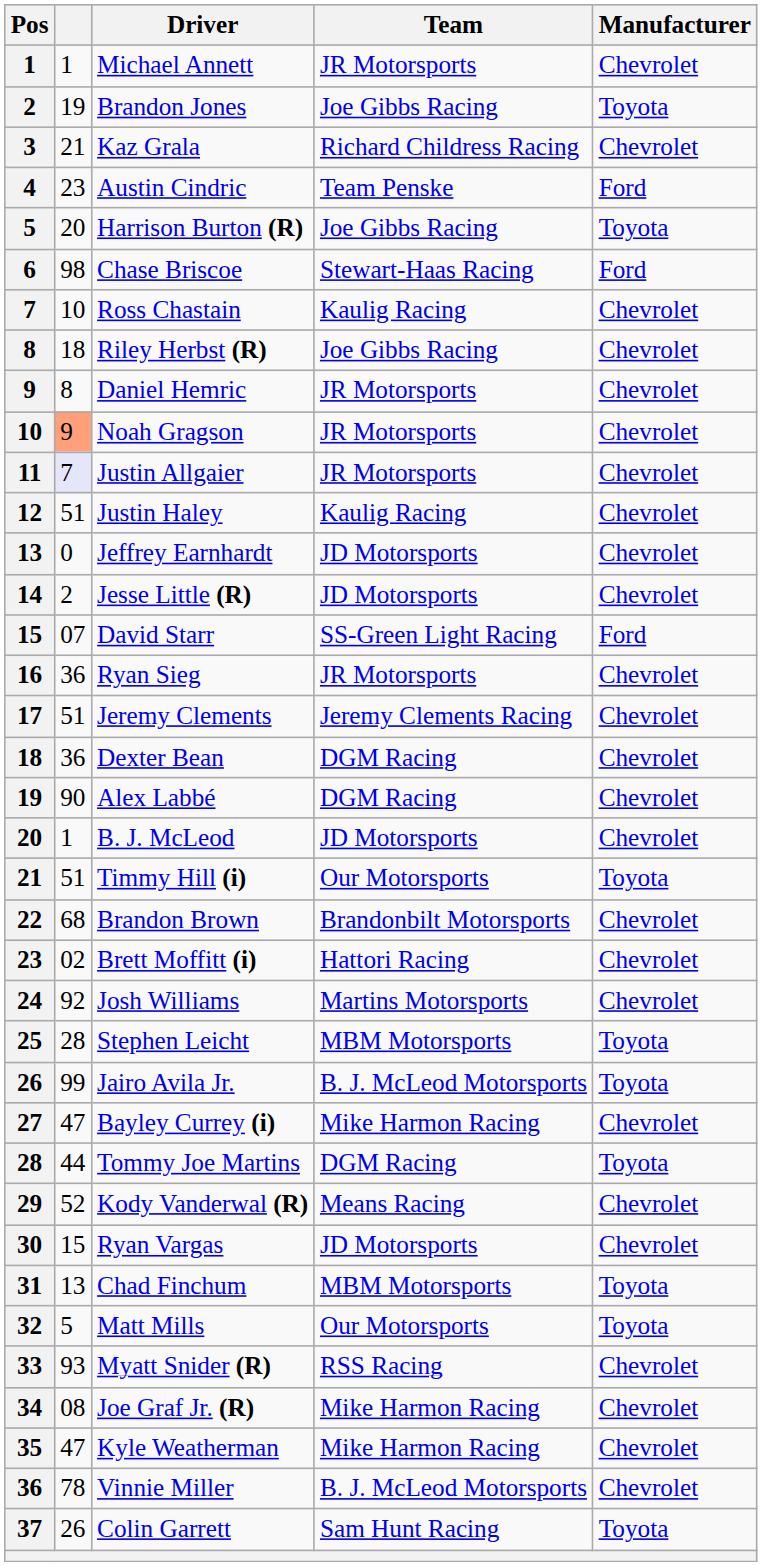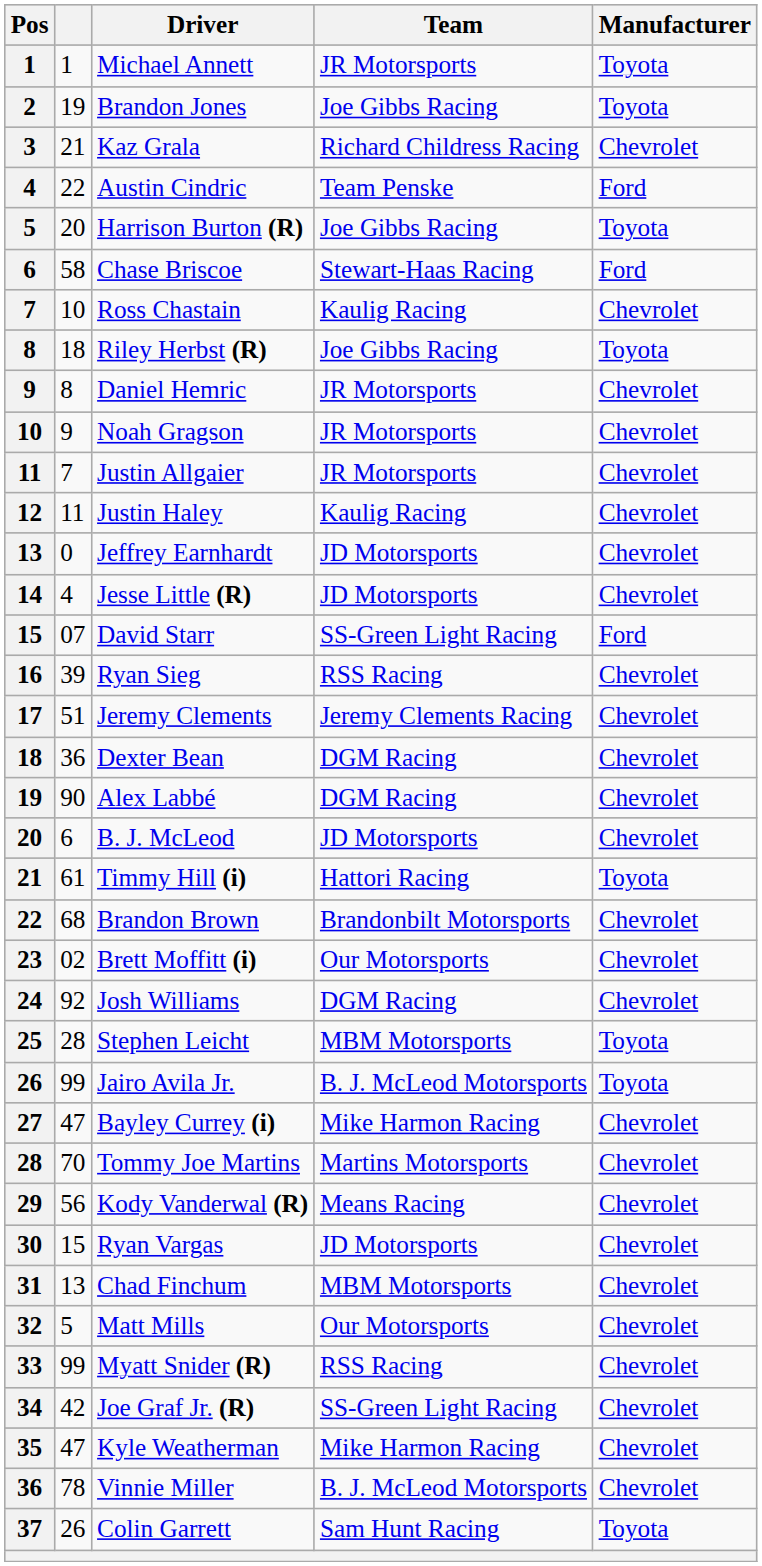(648, 65) Chevrolet -> (633, 65) Toyota
(73, 187) 23 -> (73, 187) 22
(73, 268) 98 -> (73, 268) 58
(648, 349) Chevrolet -> (633, 349) Toyota
(66, 431) lightsalmon background -> (66, 431) no background
(66, 471) lavender background -> (66, 471) no background
(73, 512) 51 -> (72, 512) 11
(66, 593) 2 -> (66, 593) 4
(73, 674) 36 -> (73, 674) 39
(398, 674) JR Motorsports -> (381, 674) RSS Racing
(66, 837) 1 -> (66, 837) 6
(73, 878) 51 -> (73, 878) 61
(404, 878) Our Motorsports -> (395, 878) Hattori Racing
(395, 959) Hattori Racing -> (404, 959) Our Motorsports
(424, 1000) Martins Motorsports -> (388, 1000) DGM Racing
(73, 1162) 44 -> (73, 1162) 70
(388, 1162) DGM Racing -> (424, 1162) Martins Motorsports
(633, 1162) Toyota -> (648, 1162) Chevrolet
(73, 1203) 52 -> (73, 1203) 56
(633, 1284) Toyota -> (648, 1284) Chevrolet
(633, 1325) Toyota -> (648, 1325) Chevrolet
(73, 1366) 93 -> (73, 1366) 99
(73, 1406) 08 -> (73, 1406) 42
(430, 1406) Mike Harmon Racing -> (438, 1406) SS-Green Light Racing
